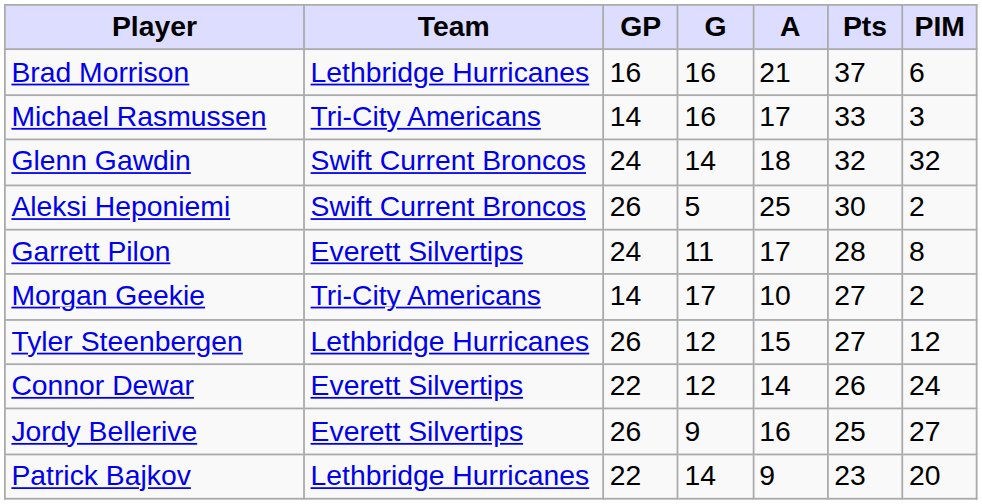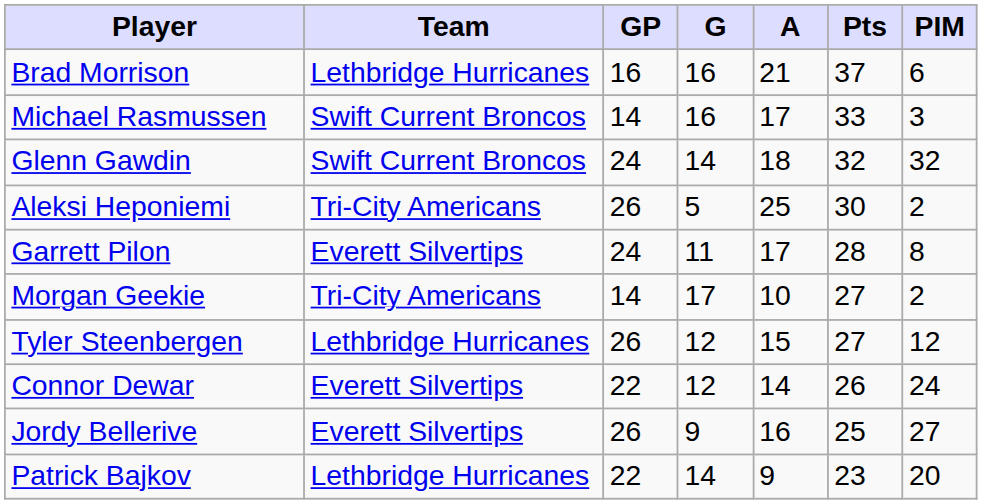(426, 116) Tri-City Americans -> (448, 116) Swift Current Broncos
(448, 206) Swift Current Broncos -> (426, 206) Tri-City Americans
